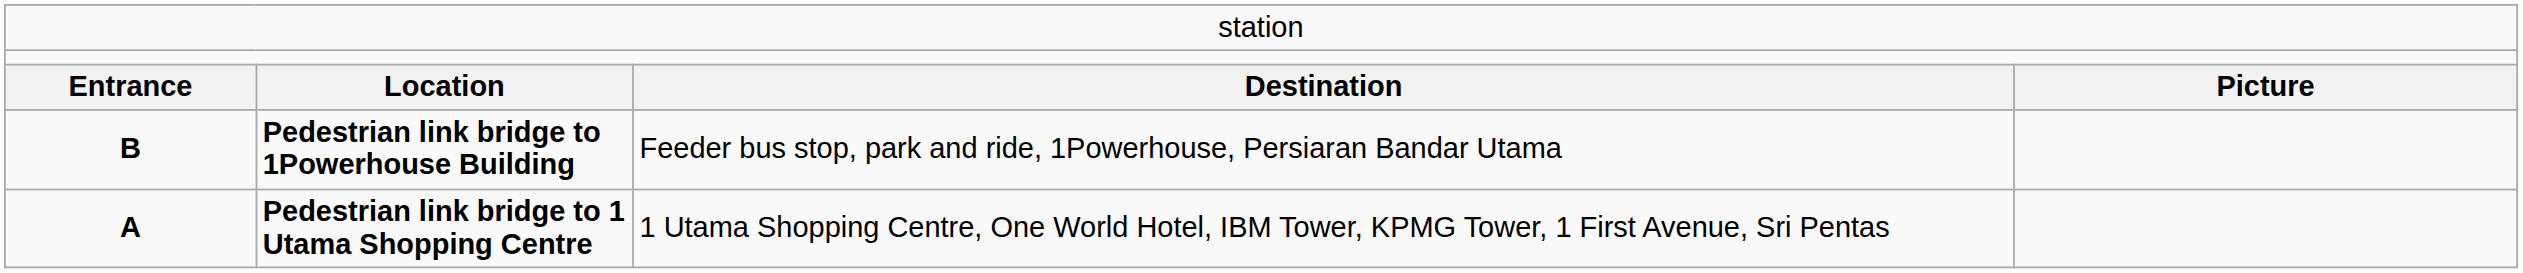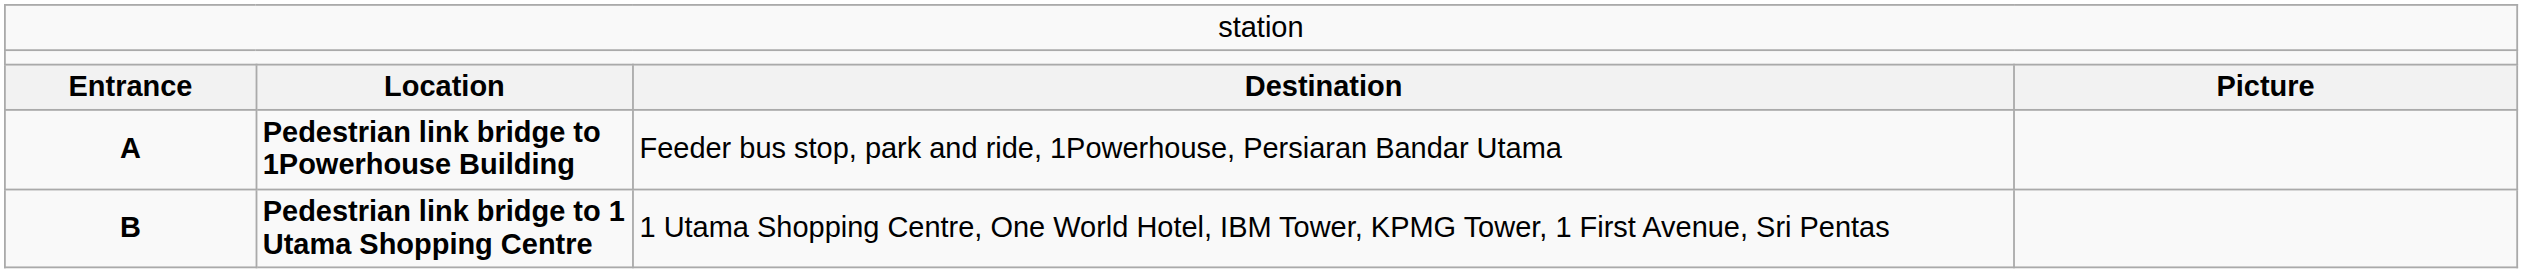(130, 148) B -> (130, 148) A
(130, 227) A -> (130, 227) B
